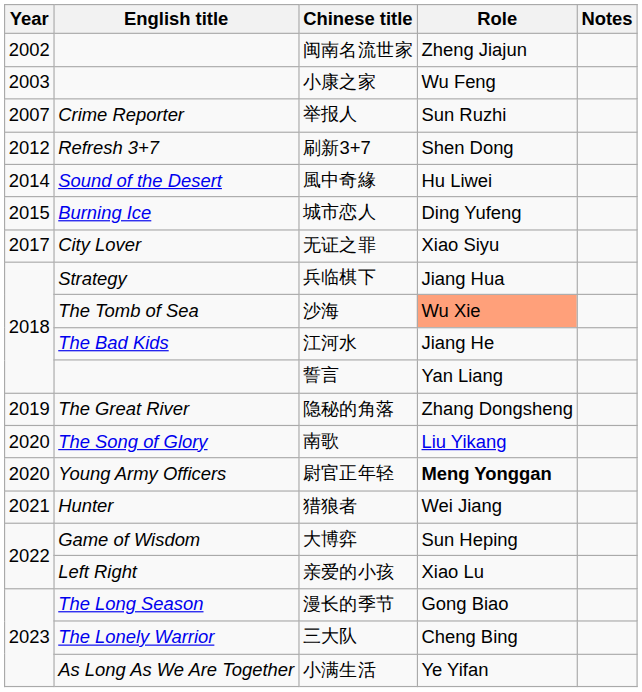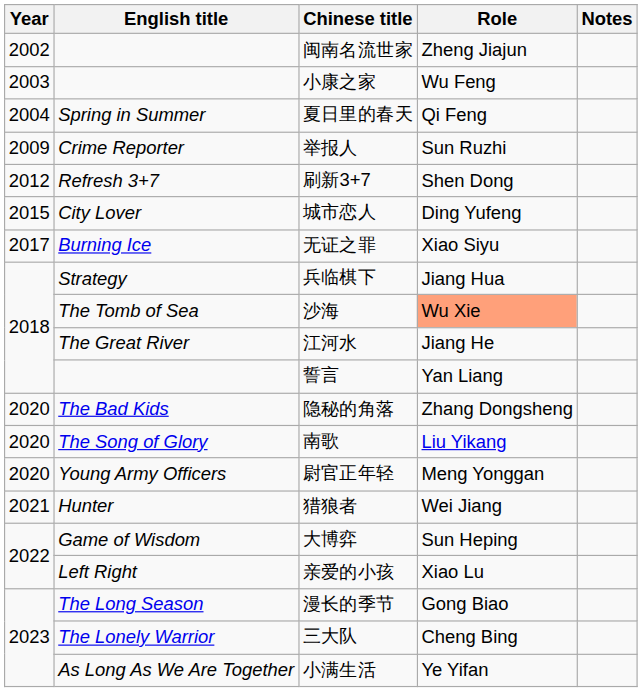+ row: (358, 114)
(29, 115) 2007 -> (29, 147) 2009
- row: (339, 179)
(105, 213) Burning Ice -> (100, 213) City Lover
(100, 245) City Lover -> (105, 245) Burning Ice
(113, 343) The Bad Kids -> (124, 343) The Great River
(29, 408) 2019 -> (29, 408) 2020
(124, 408) The Great River -> (113, 408) The Bad Kids
(487, 474) bold -> (483, 474) normal
